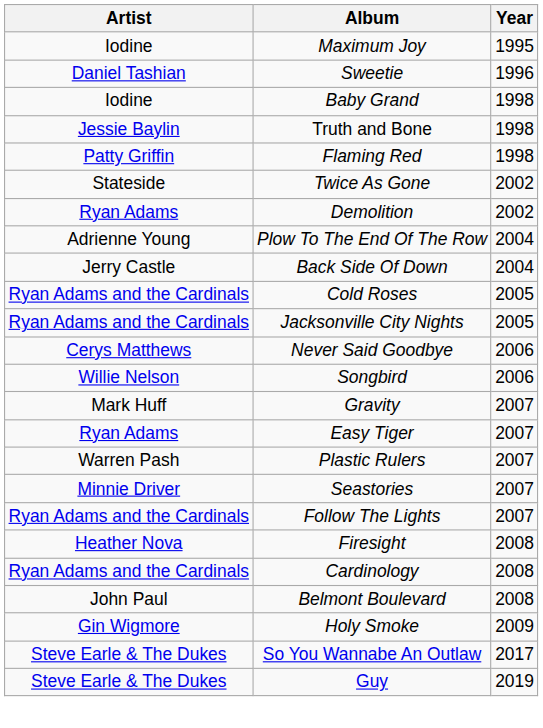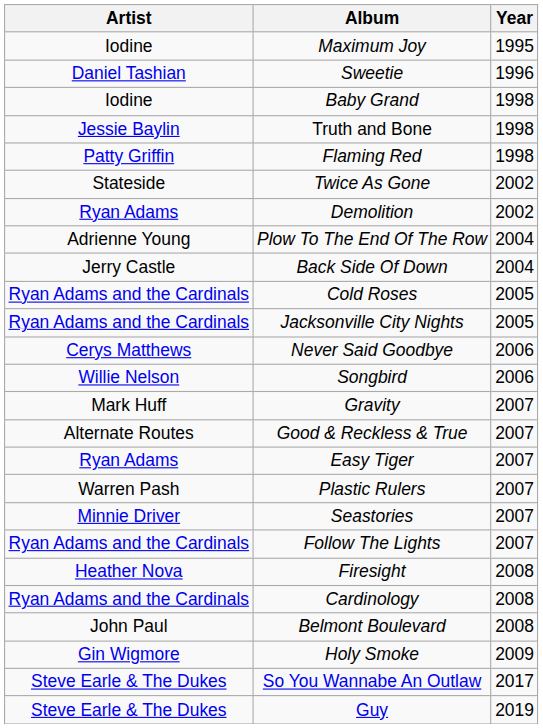+ row: (372, 433)
